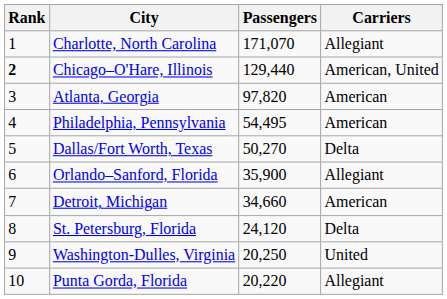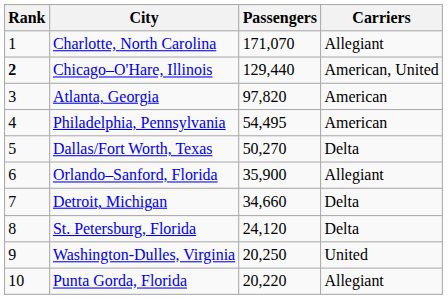(356, 202) American -> (342, 202) Delta
